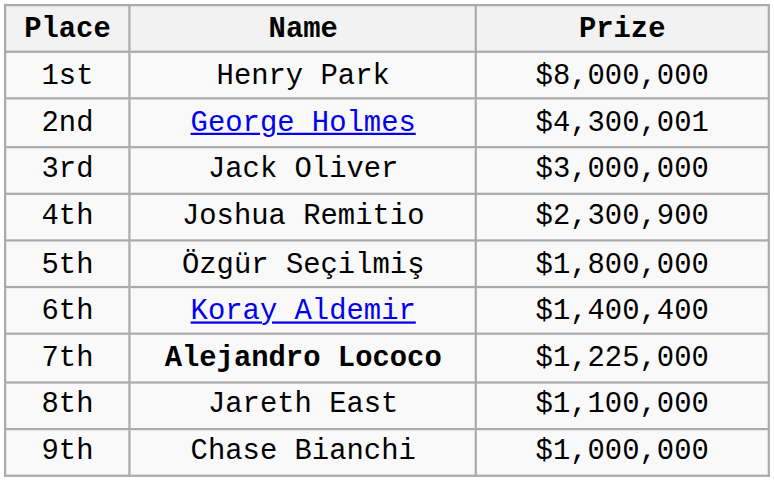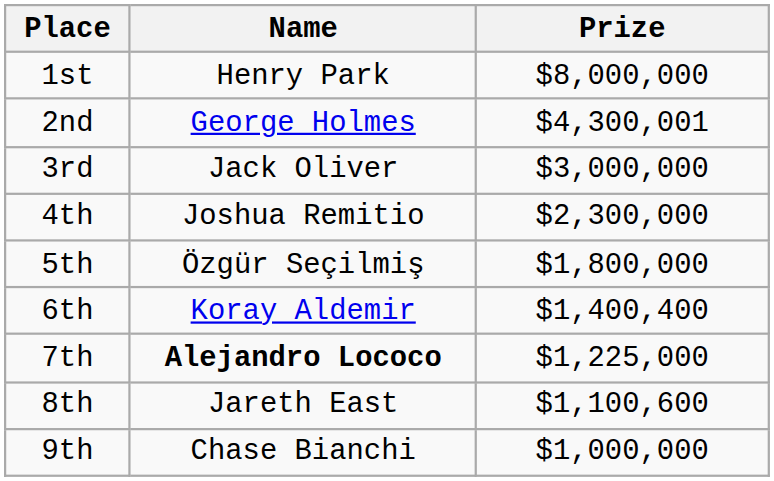(622, 217) $2,300,900 -> (622, 217) $2,300,000
(622, 405) $1,100,000 -> (622, 405) $1,100,600
